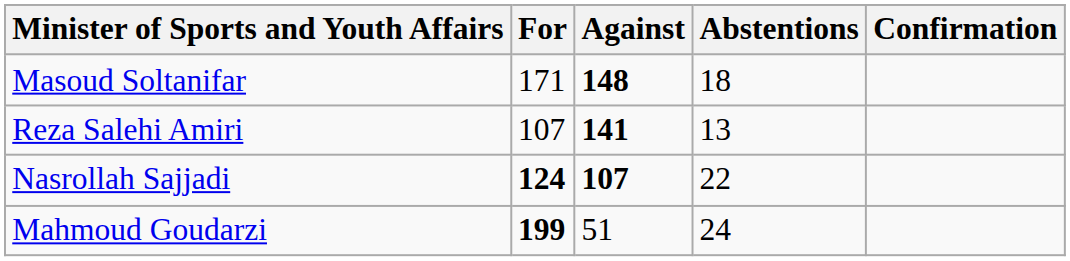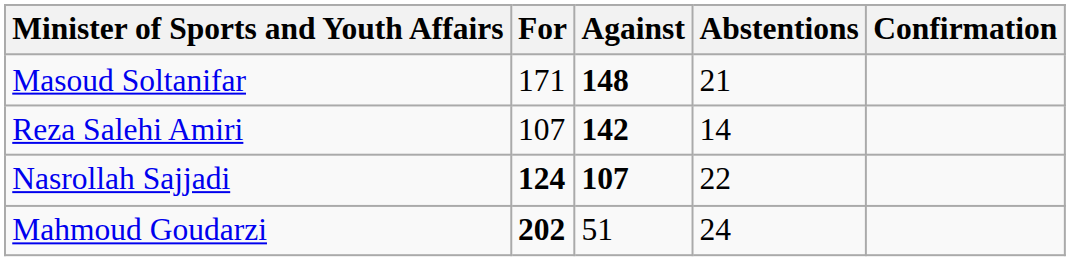(715, 79) 18 -> (715, 79) 21
(605, 129) 141 -> (605, 129) 142
(715, 129) 13 -> (715, 129) 14
(542, 229) 199 -> (542, 229) 202
